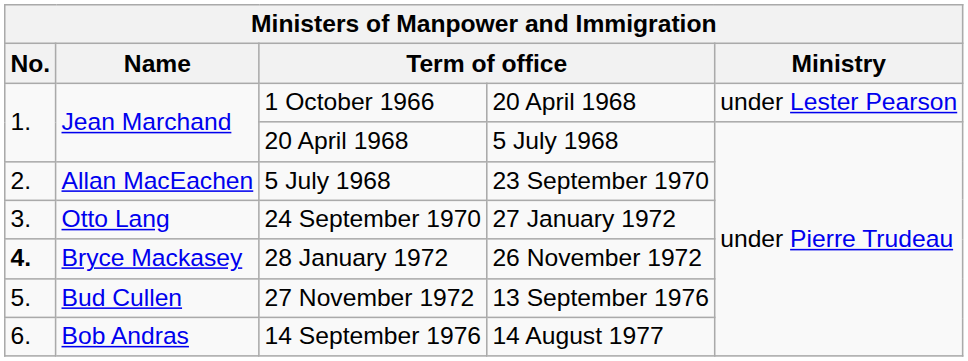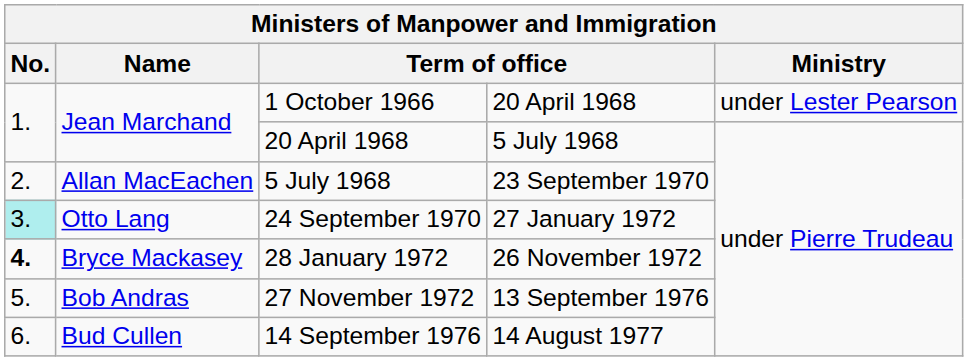(21, 219) no background -> (21, 219) paleturquoise background
(122, 297) Bud Cullen -> (125, 297) Bob Andras
(125, 336) Bob Andras -> (122, 336) Bud Cullen
